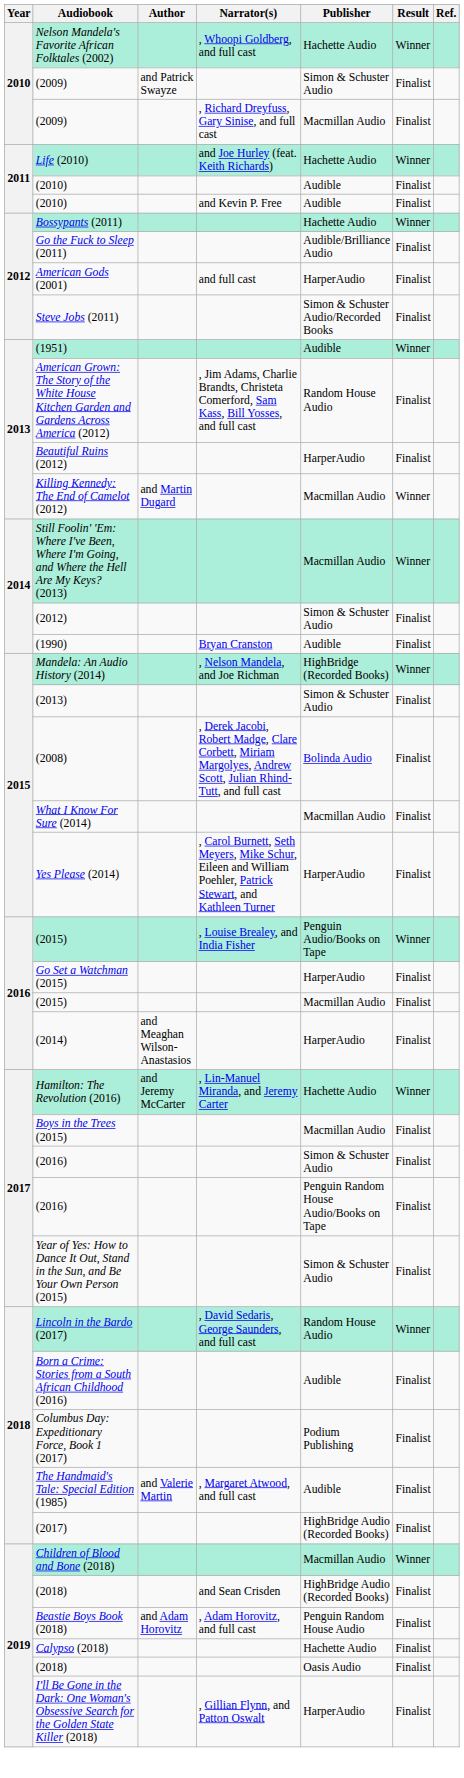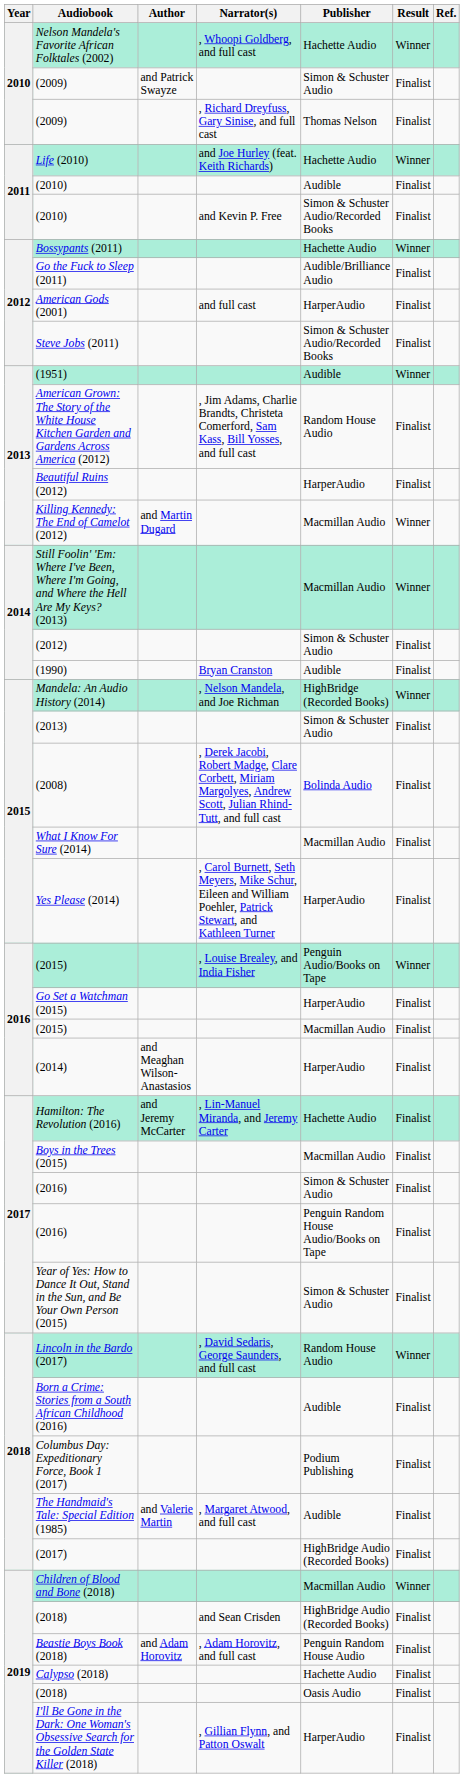(344, 121) Macmillan Audio -> (340, 121) Thomas Nelson
(322, 203) Audible -> (346, 216) Simon & Schuster Audio/Recorded Books
(413, 1092) Winner -> (413, 1118) Finalist
